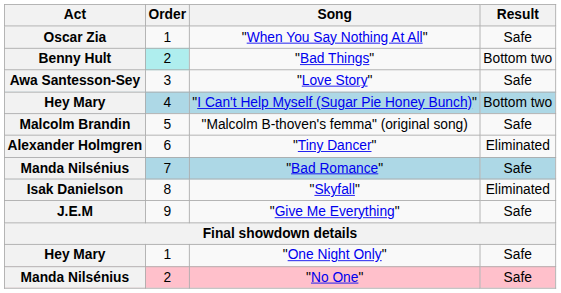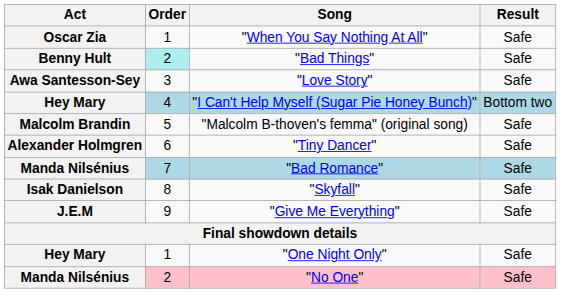(518, 59) Bottom two -> (518, 59) Safe
(518, 146) Eliminated -> (518, 146) Safe
(518, 189) Eliminated -> (518, 189) Safe
